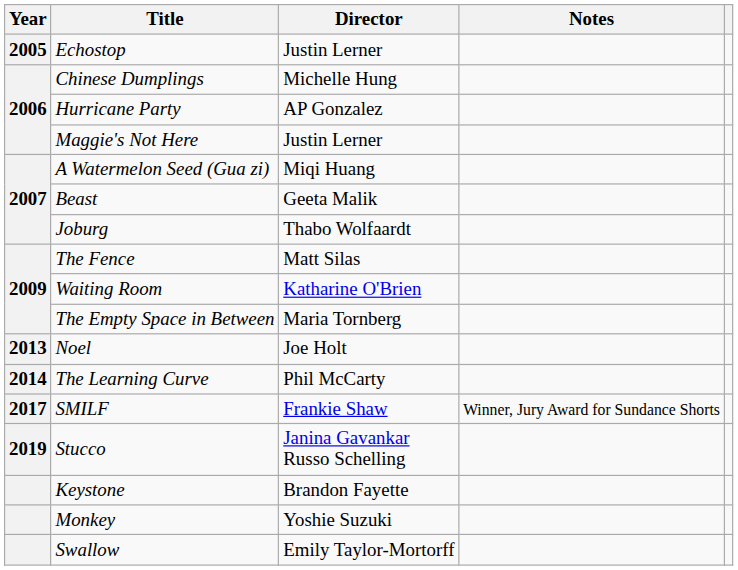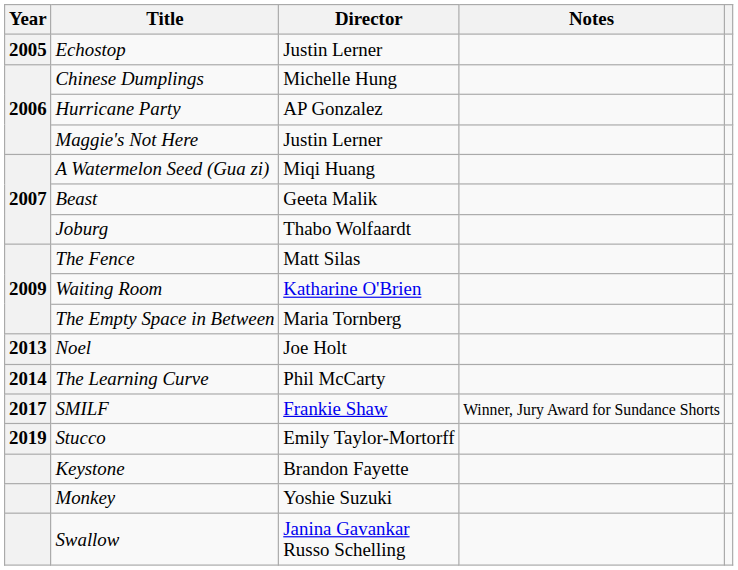(346, 449) Janina Gavankar Russo Schelling -> (369, 438) Emily Taylor-Mortorff
(369, 549) Emily Taylor-Mortorff -> (346, 539) Janina Gavankar Russo Schelling
